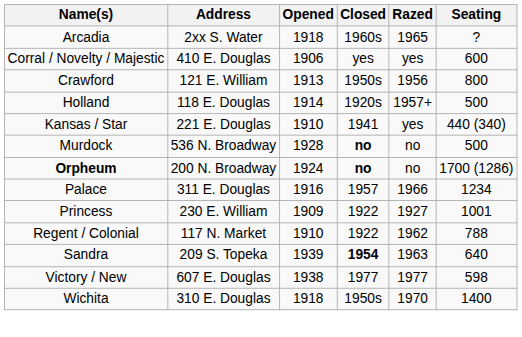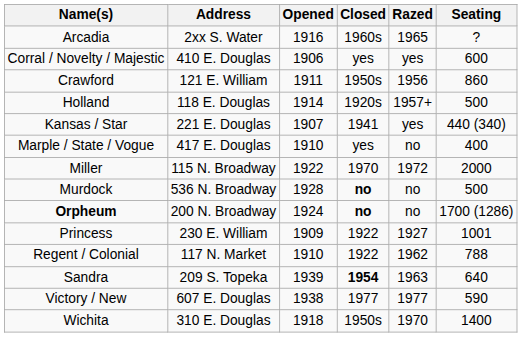(308, 37) 1918 -> (308, 37) 1916
(308, 80) 1913 -> (308, 80) 1911
(476, 80) 800 -> (476, 80) 860
(308, 124) 1910 -> (308, 124) 1907
+ row: (86, 146)
+ row: (86, 168)
- row: (86, 189)
(476, 277) 598 -> (476, 299) 590
